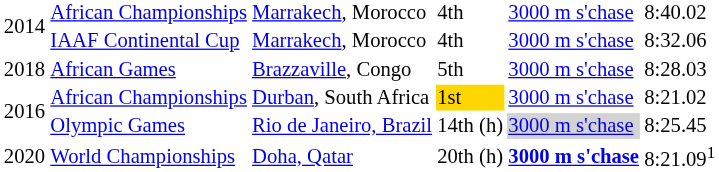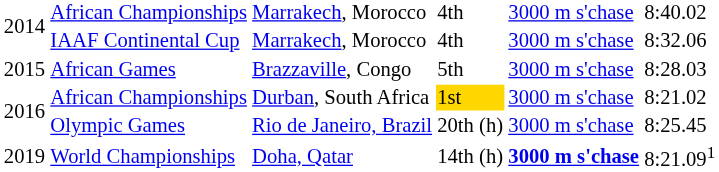(25, 69) 2018 -> (25, 69) 2015
(470, 125) 14th (h) -> (470, 125) 20th (h)
(571, 125) lightgrey background -> (571, 125) no background
(25, 157) 2020 -> (25, 157) 2019
(470, 157) 20th (h) -> (470, 157) 14th (h)
